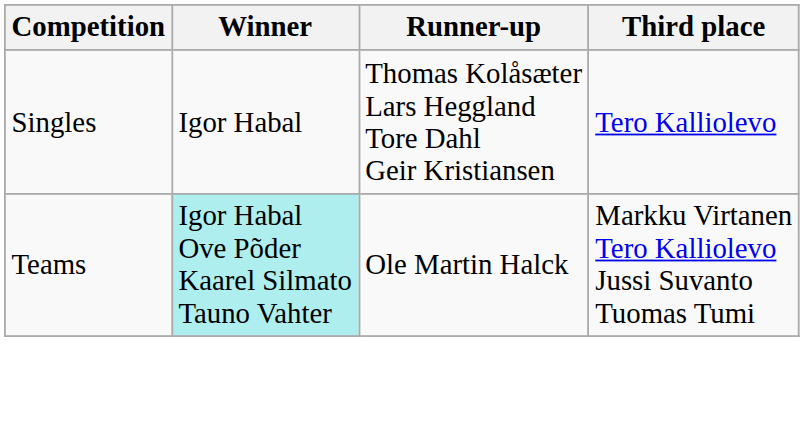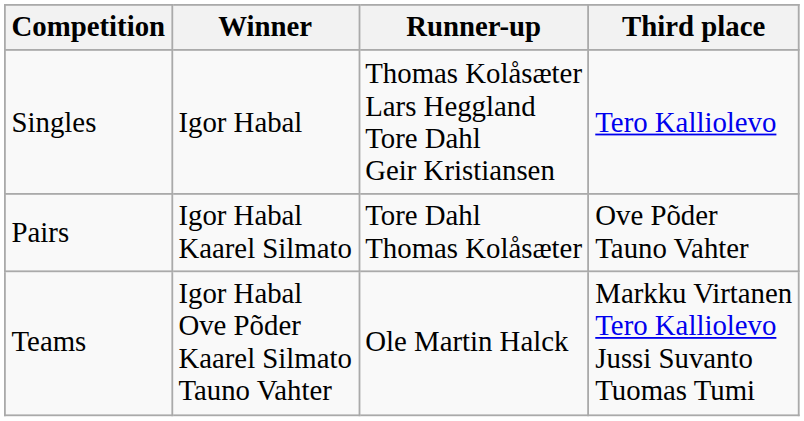+ row: (40, 232)
(265, 264) paleturquoise background -> (265, 342) no background
